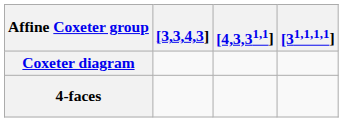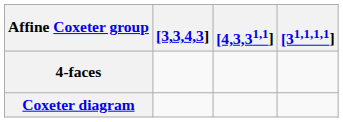rows swapped: (78, 63) <-> (78, 96)
